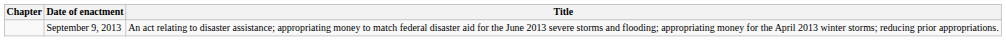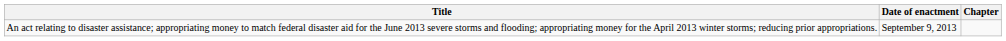columns swapped: (24, 12) <-> (563, 12)
